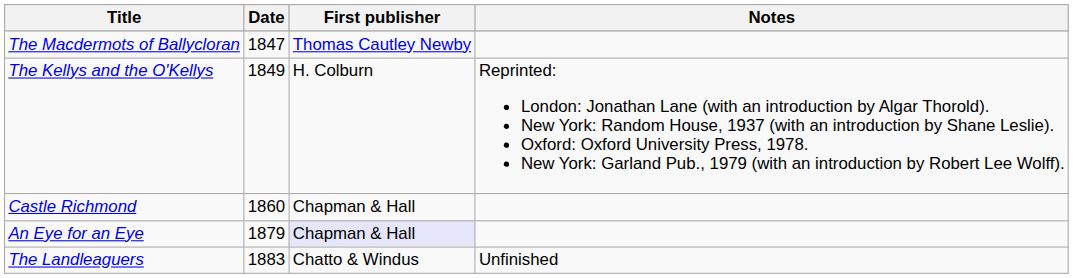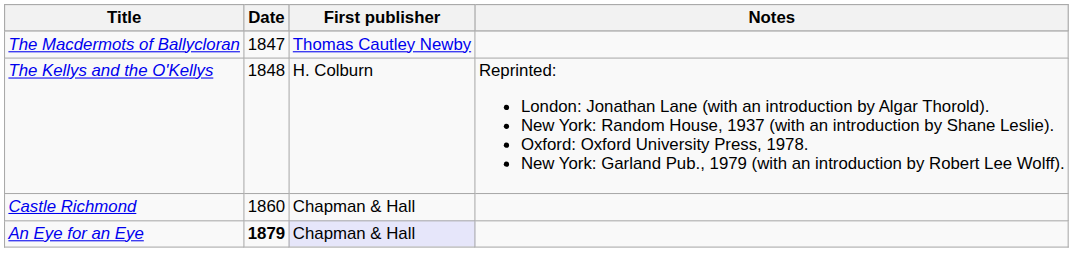(266, 71) 1849 -> (266, 71) 1848
(266, 233) normal -> (266, 233) bold
- row: (76, 260)
